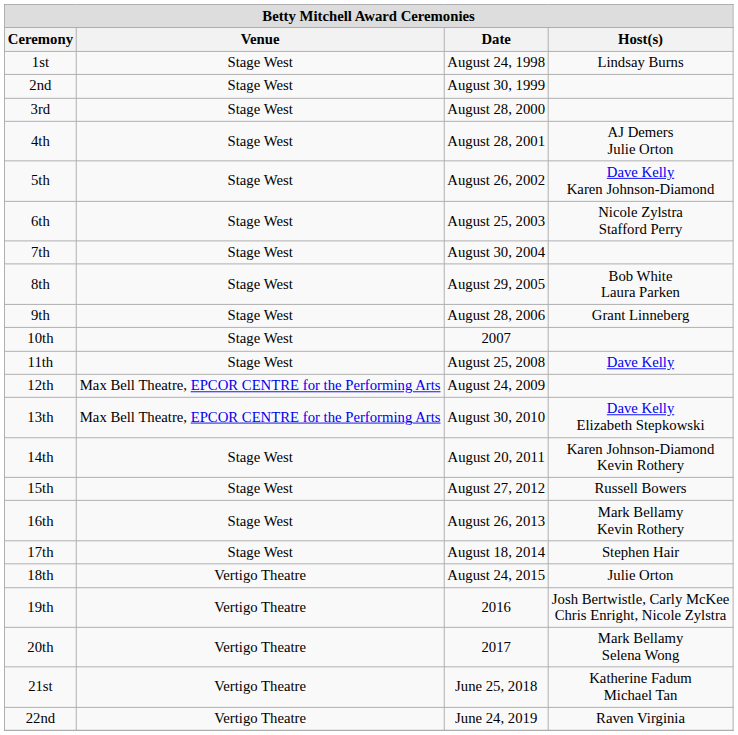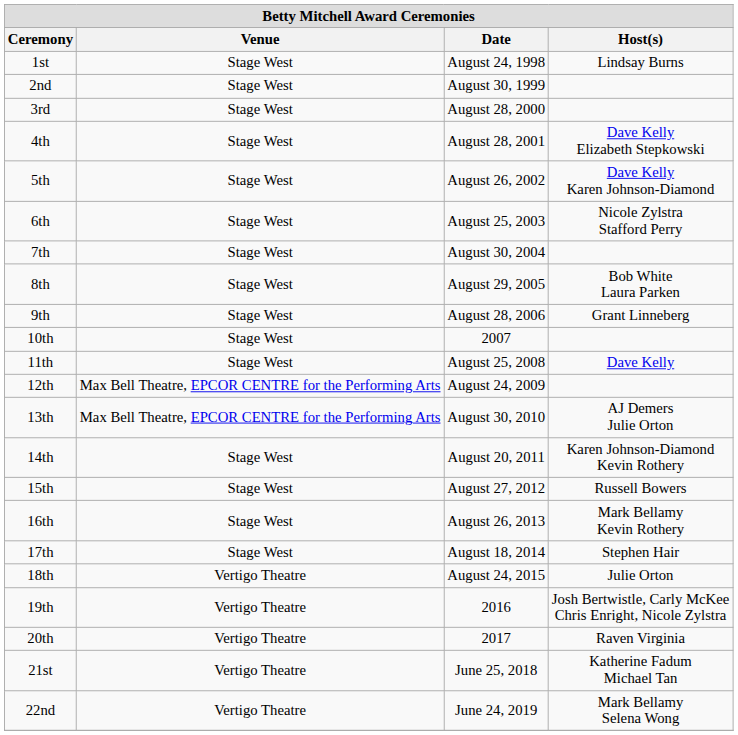(641, 141) AJ Demers Julie Orton -> (641, 141) Dave Kelly Elizabeth Stepkowski
(641, 417) Dave Kelly Elizabeth Stepkowski -> (641, 417) AJ Demers Julie Orton
(641, 647) Mark Bellamy Selena Wong -> (641, 638) Raven Virginia
(641, 718) Raven Virginia -> (641, 710) Mark Bellamy Selena Wong
